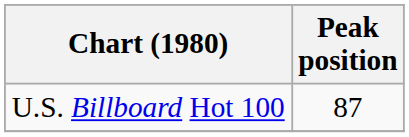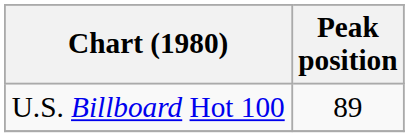(348, 107) 87 -> (348, 107) 89
